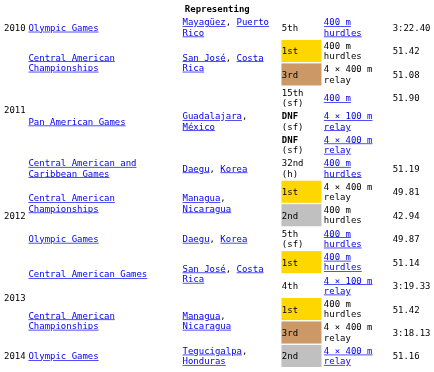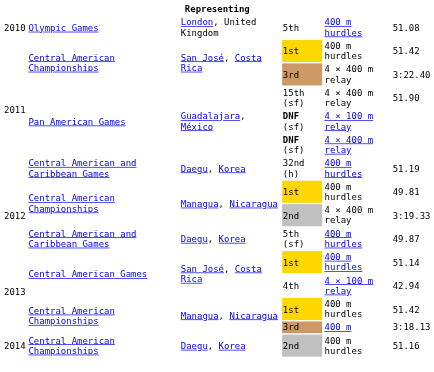(226, 28) Mayagüez, Puerto Rico -> (219, 28) London, United Kingdom
(412, 28) 3:22.40 -> (406, 28) 51.08
(406, 74) 51.08 -> (412, 74) 3:22.40
(337, 98) 400 m -> (349, 98) 4 × 400 m relay
(348, 192) 4 × 400 m relay -> (343, 192) 400 m hurdles
(343, 215) 400 m hurdles -> (349, 215) 4 × 400 m relay
(406, 215) 42.94 -> (412, 215) 3:19.33
(64, 239) Olympic Games -> (82, 239) Central American and Caribbean Games
(412, 286) 3:19.33 -> (406, 286) 42.94
(348, 333) 4 × 400 m relay -> (338, 327) 400 m
(64, 356) Olympic Games -> (72, 346) Central American Championships
(215, 356) Tegucigalpa, Honduras -> (213, 346) Daegu, Korea
(348, 356) 4 × 400 m relay -> (343, 346) 400 m hurdles
